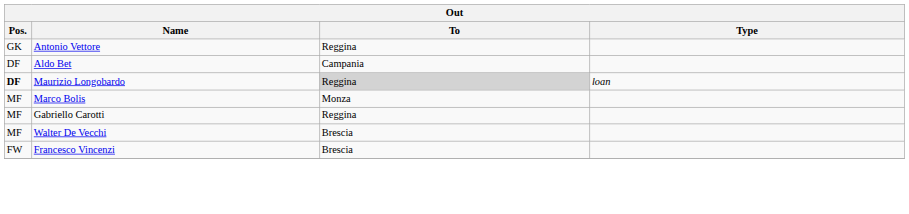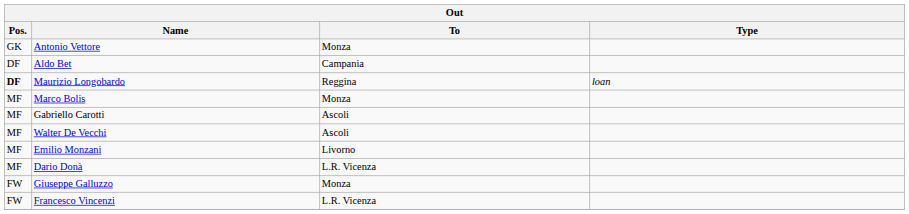(339, 47) Reggina -> (336, 47) Monza
(339, 81) lightgrey background -> (339, 81) no background
(339, 116) Reggina -> (335, 116) Ascoli
(337, 133) Brescia -> (335, 133) Ascoli
+ row: (68, 150)
+ row: (58, 167)
+ row: (73, 184)
(337, 150) Brescia -> (349, 201) L.R. Vicenza
